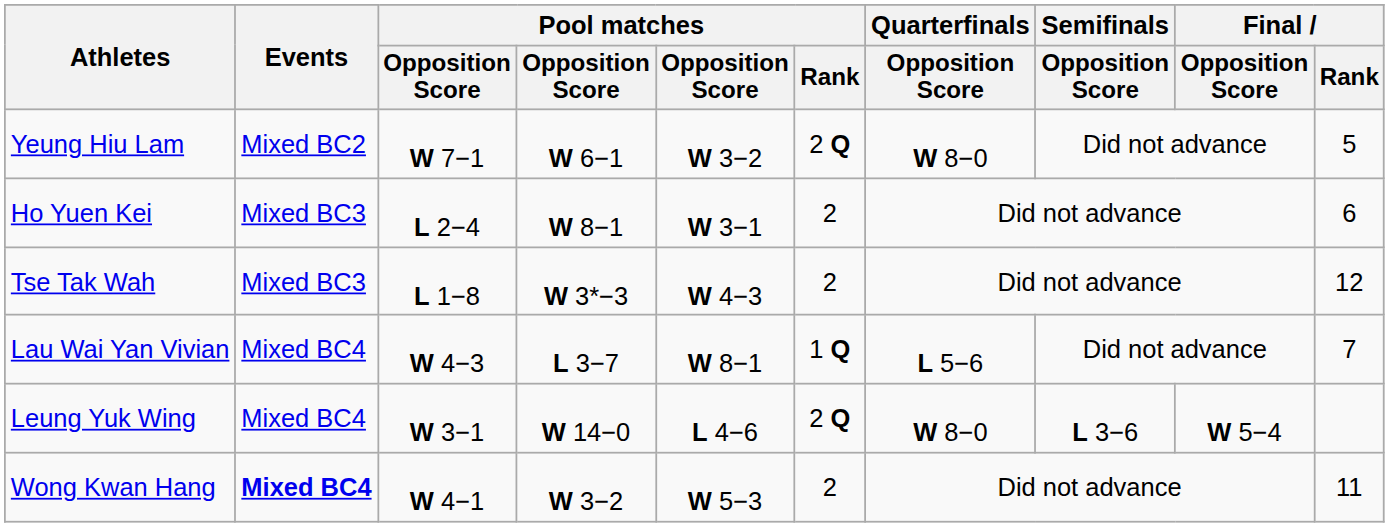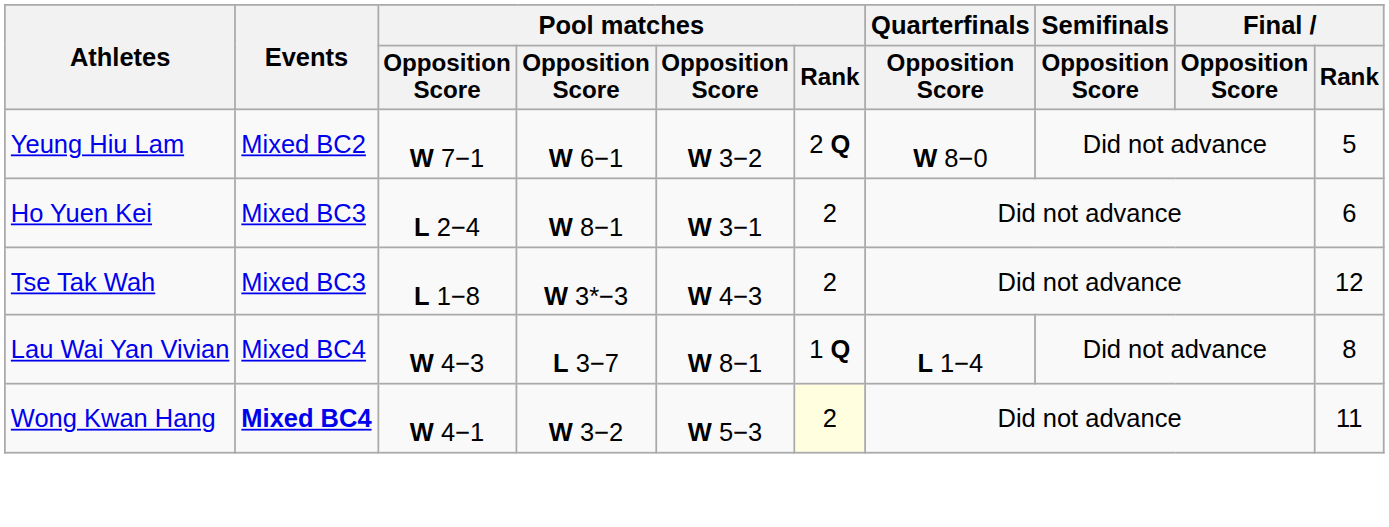(950, 364) L 5−6 -> (950, 364) L 1−4
(1349, 350) 7 -> (1349, 350) 8
- row: (103, 419)
(830, 487) no background -> (830, 419) lightyellow background
